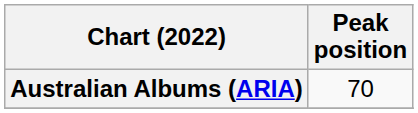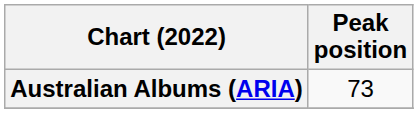(360, 88) 70 -> (360, 88) 73
